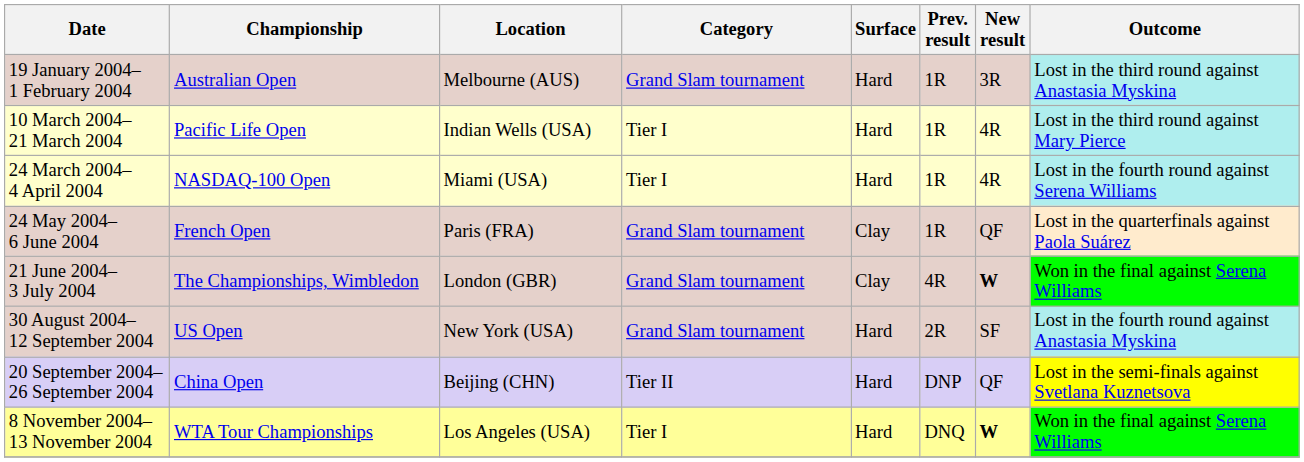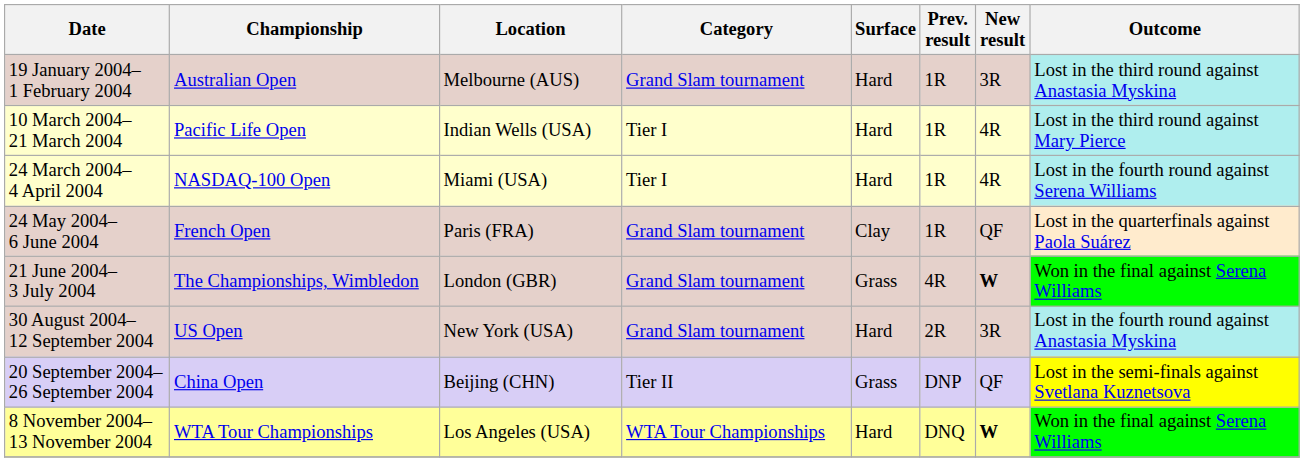(873, 281) Clay -> (876, 281) Grass
(990, 331) SF -> (990, 331) 3R
(874, 381) Hard -> (876, 381) Grass
(647, 432) Tier I -> (726, 432) WTA Tour Championships
